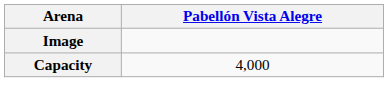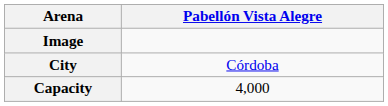+ row: (63, 64)
